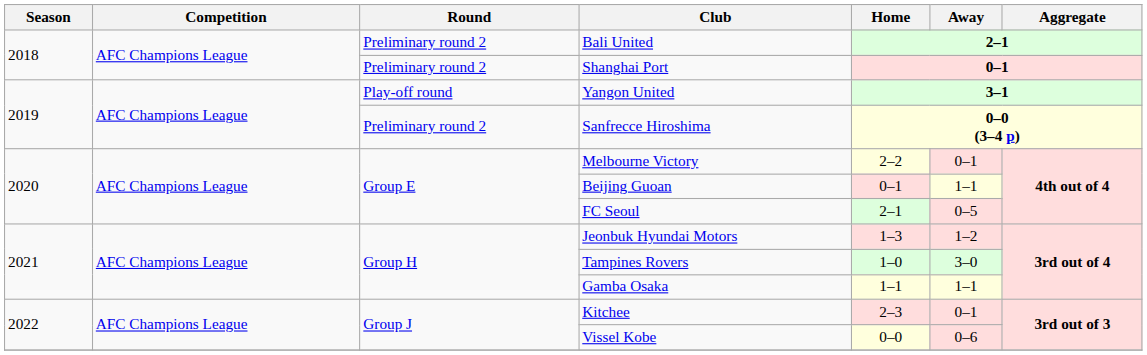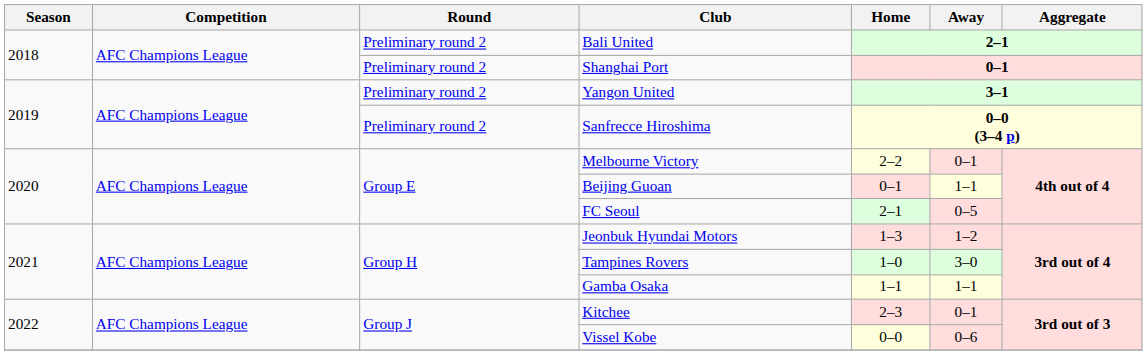(408, 93) Play-off round -> (425, 93) Preliminary round 2
